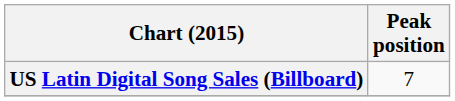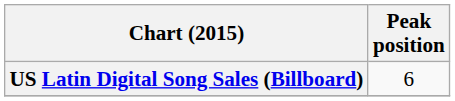(409, 78) 7 -> (409, 78) 6
